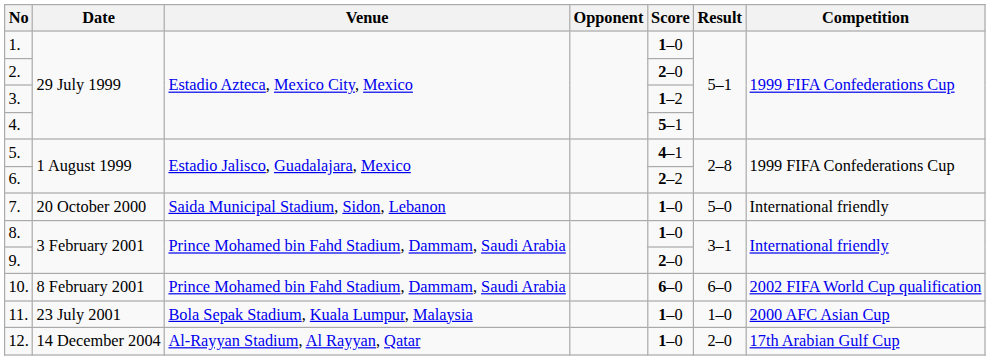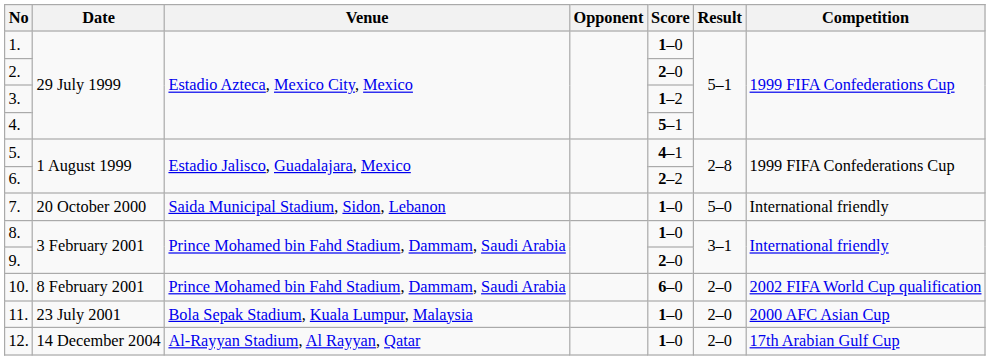(720, 286) 6–0 -> (720, 286) 2–0
(720, 313) 1–0 -> (720, 313) 2–0
